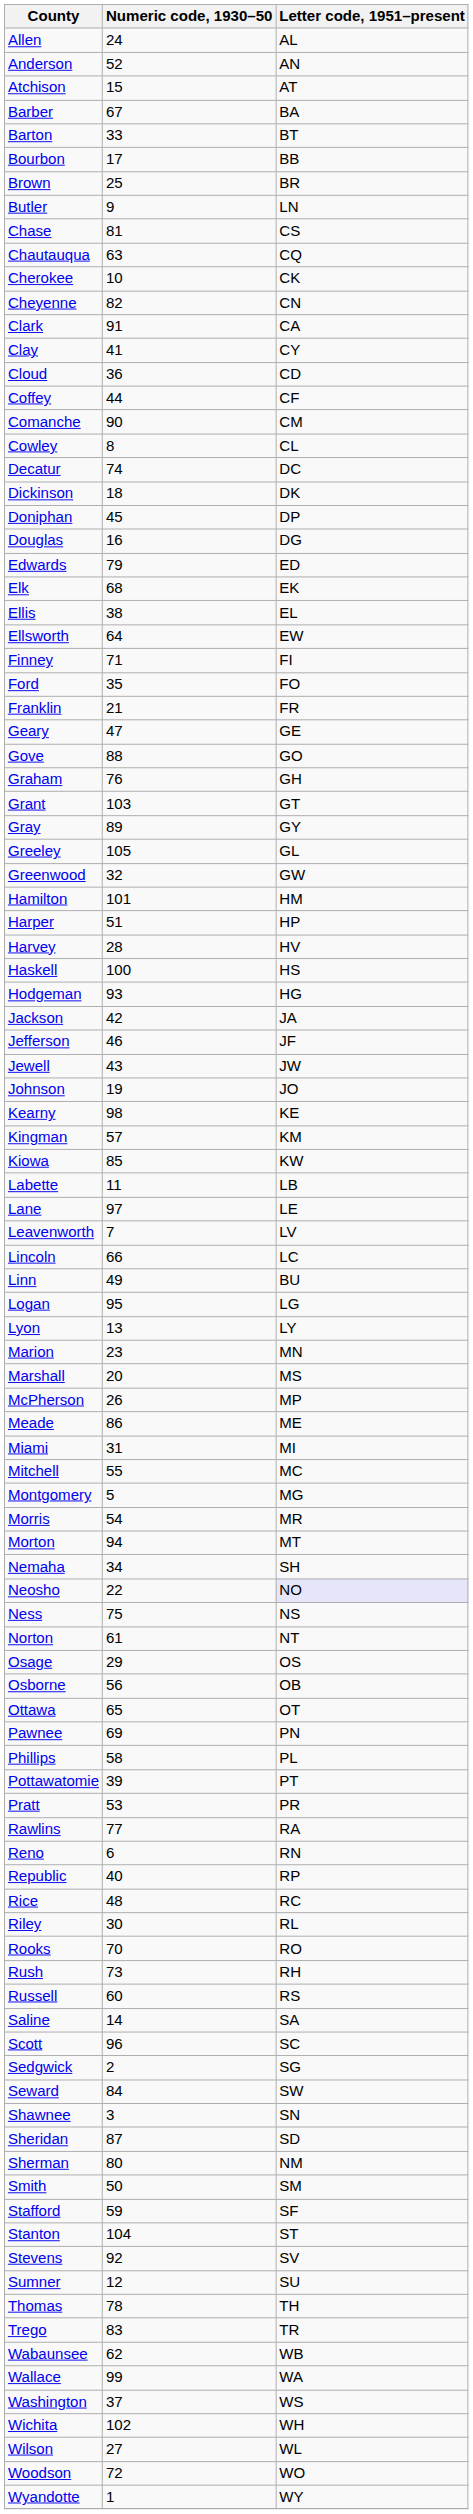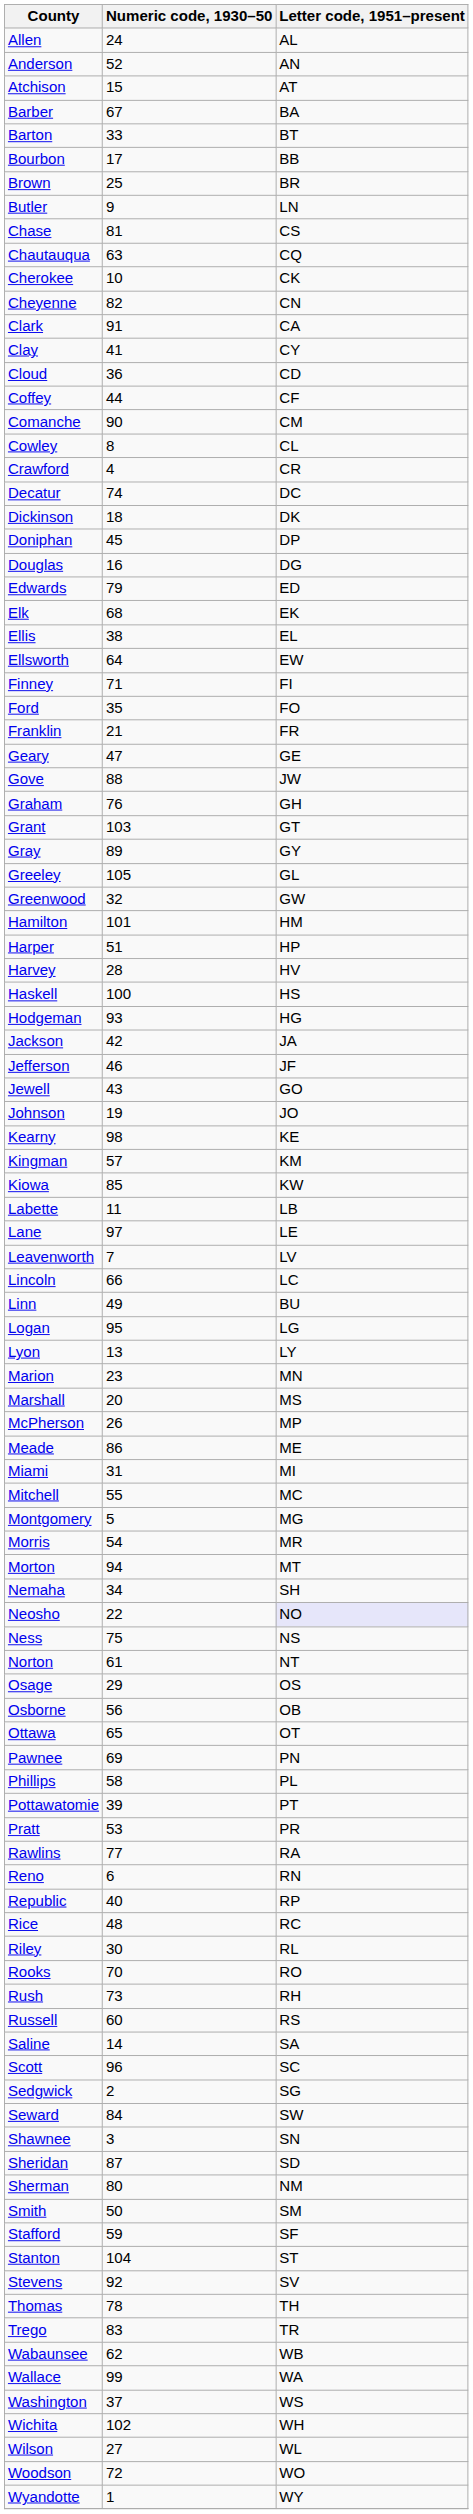+ row: (38, 469)
(291, 755) GO -> (290, 779) JW
(290, 1065) JW -> (291, 1089) GO
- row: (34, 2282)
